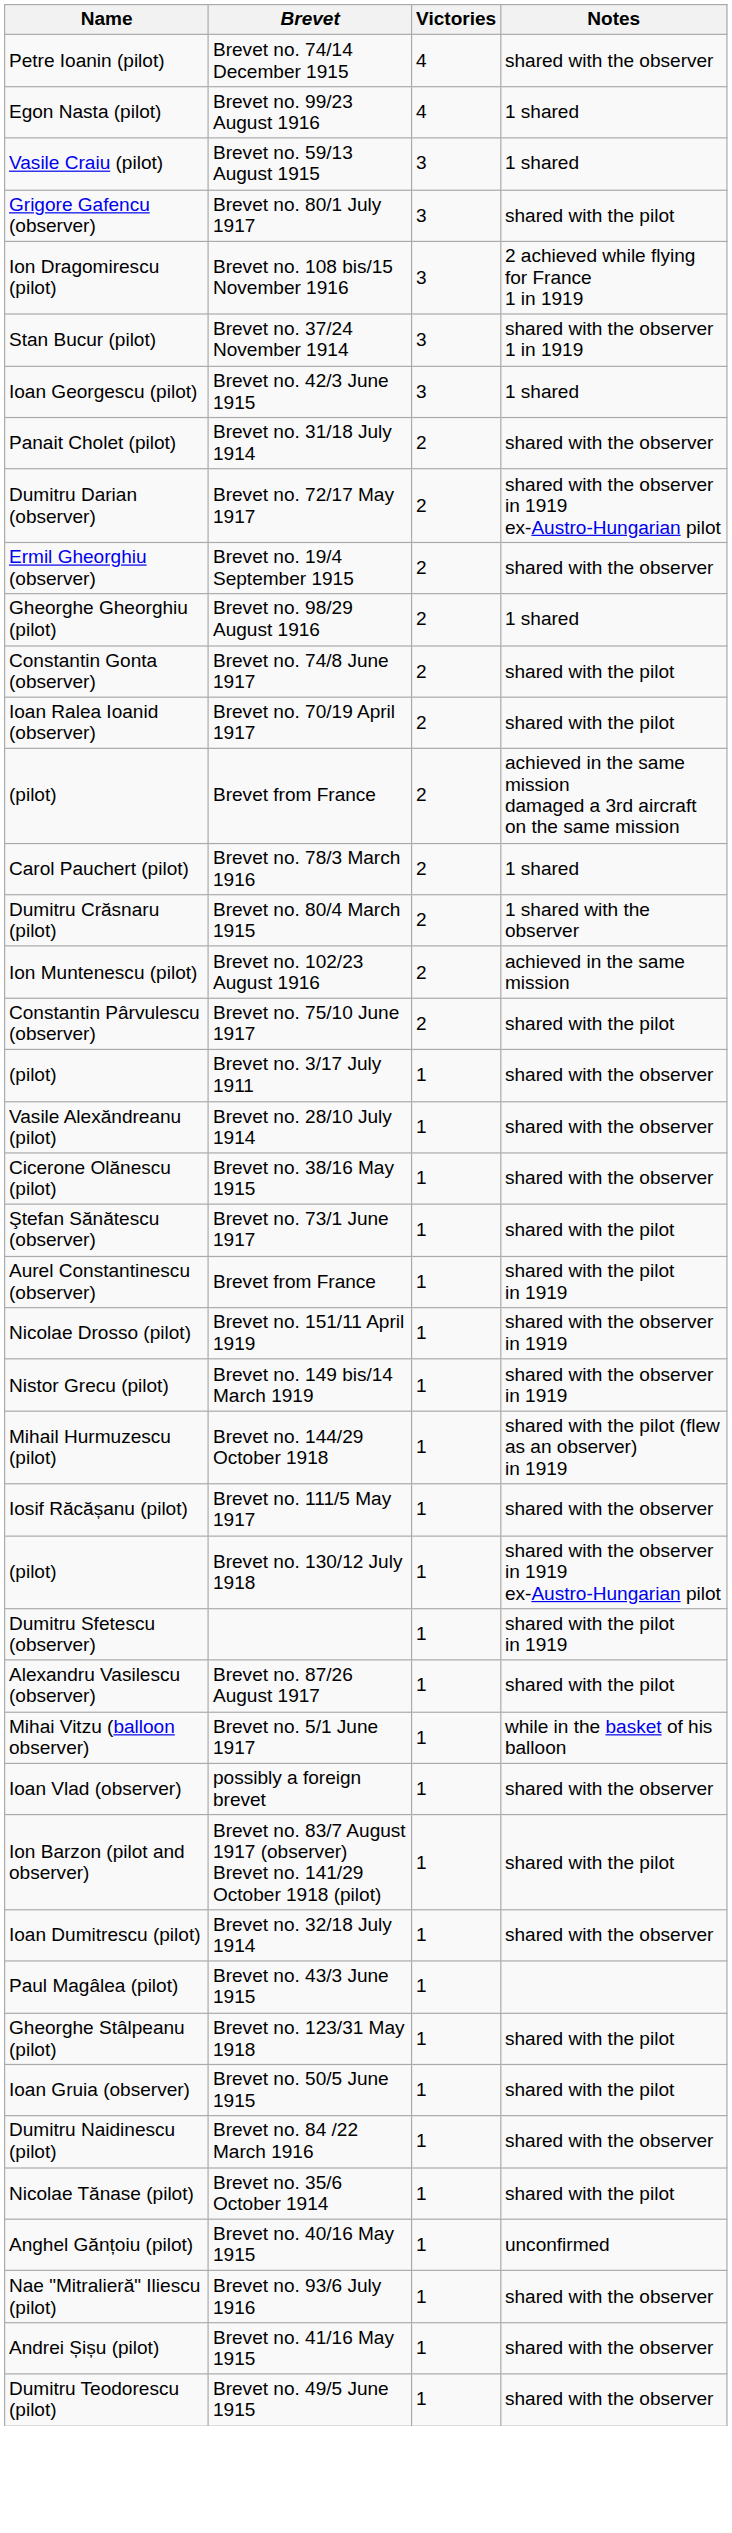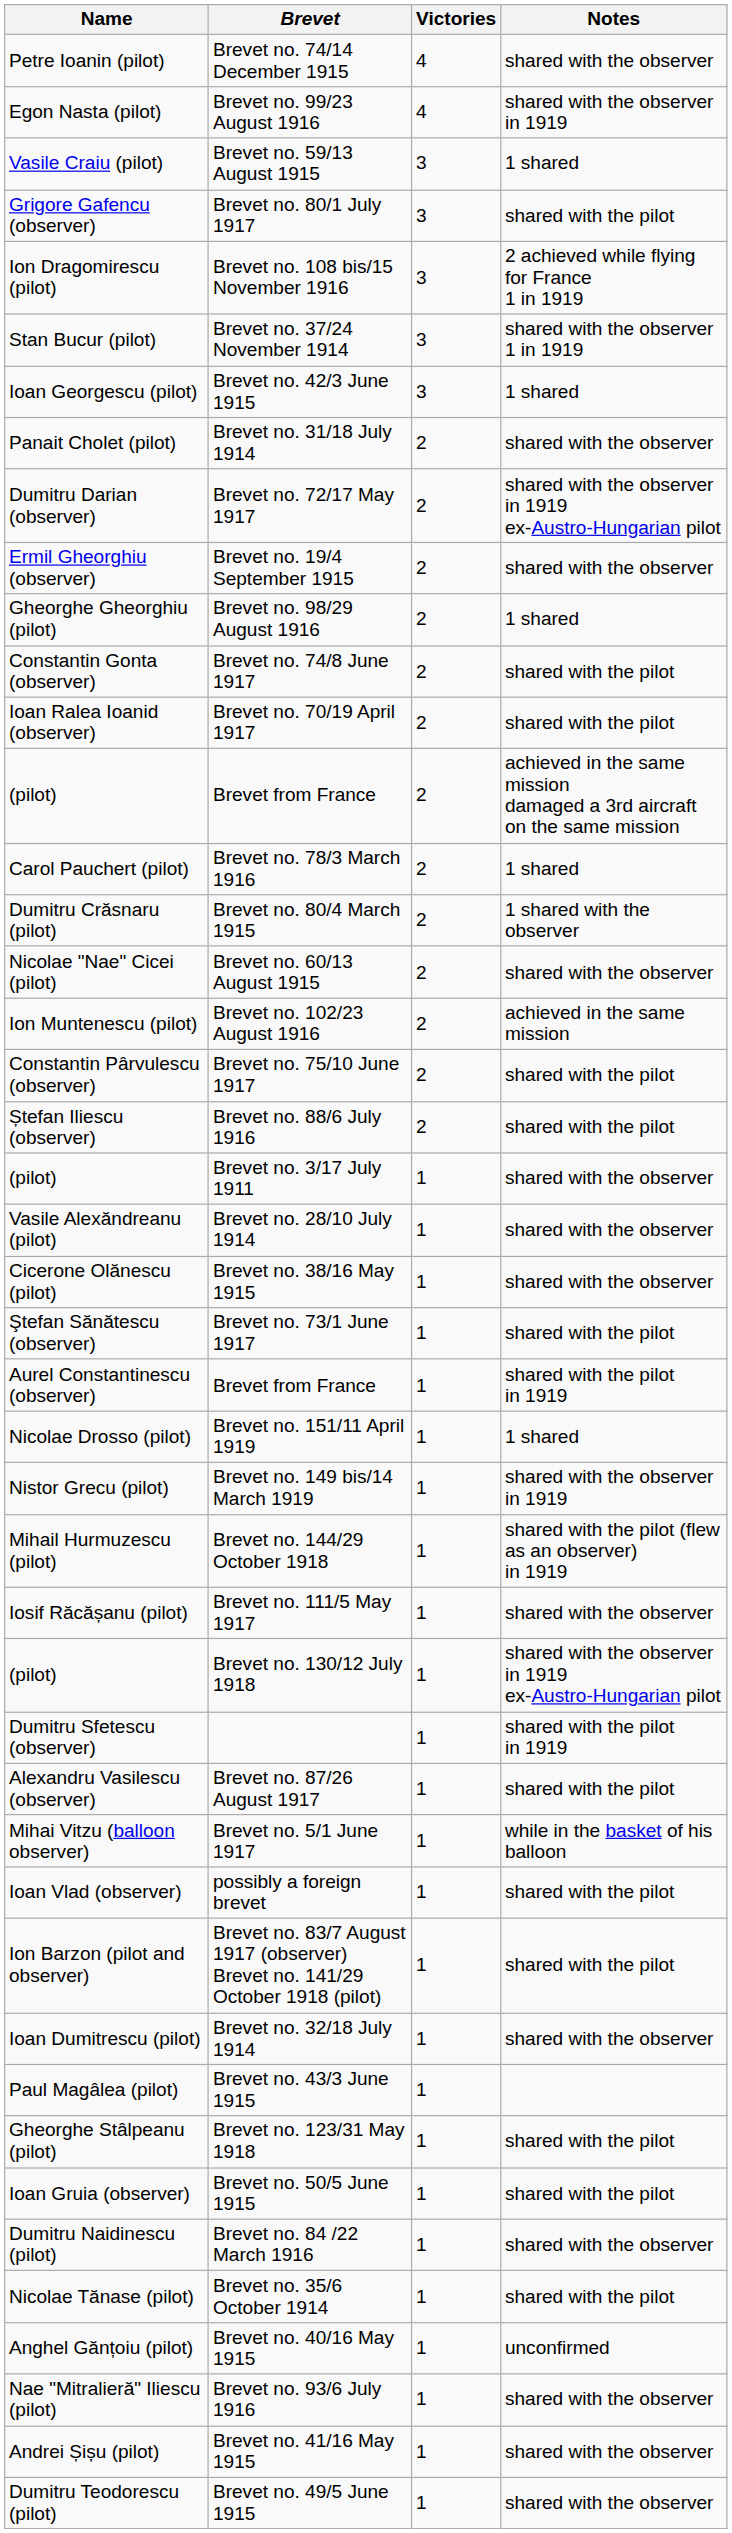(542, 112) 1 shared -> (609, 112) shared with the observer in 1919
+ row: (91, 972)
+ row: (66, 1126)
(609, 1333) shared with the observer in 1919 -> (542, 1436) 1 shared
(609, 1789) shared with the observer -> (590, 1892) shared with the pilot
